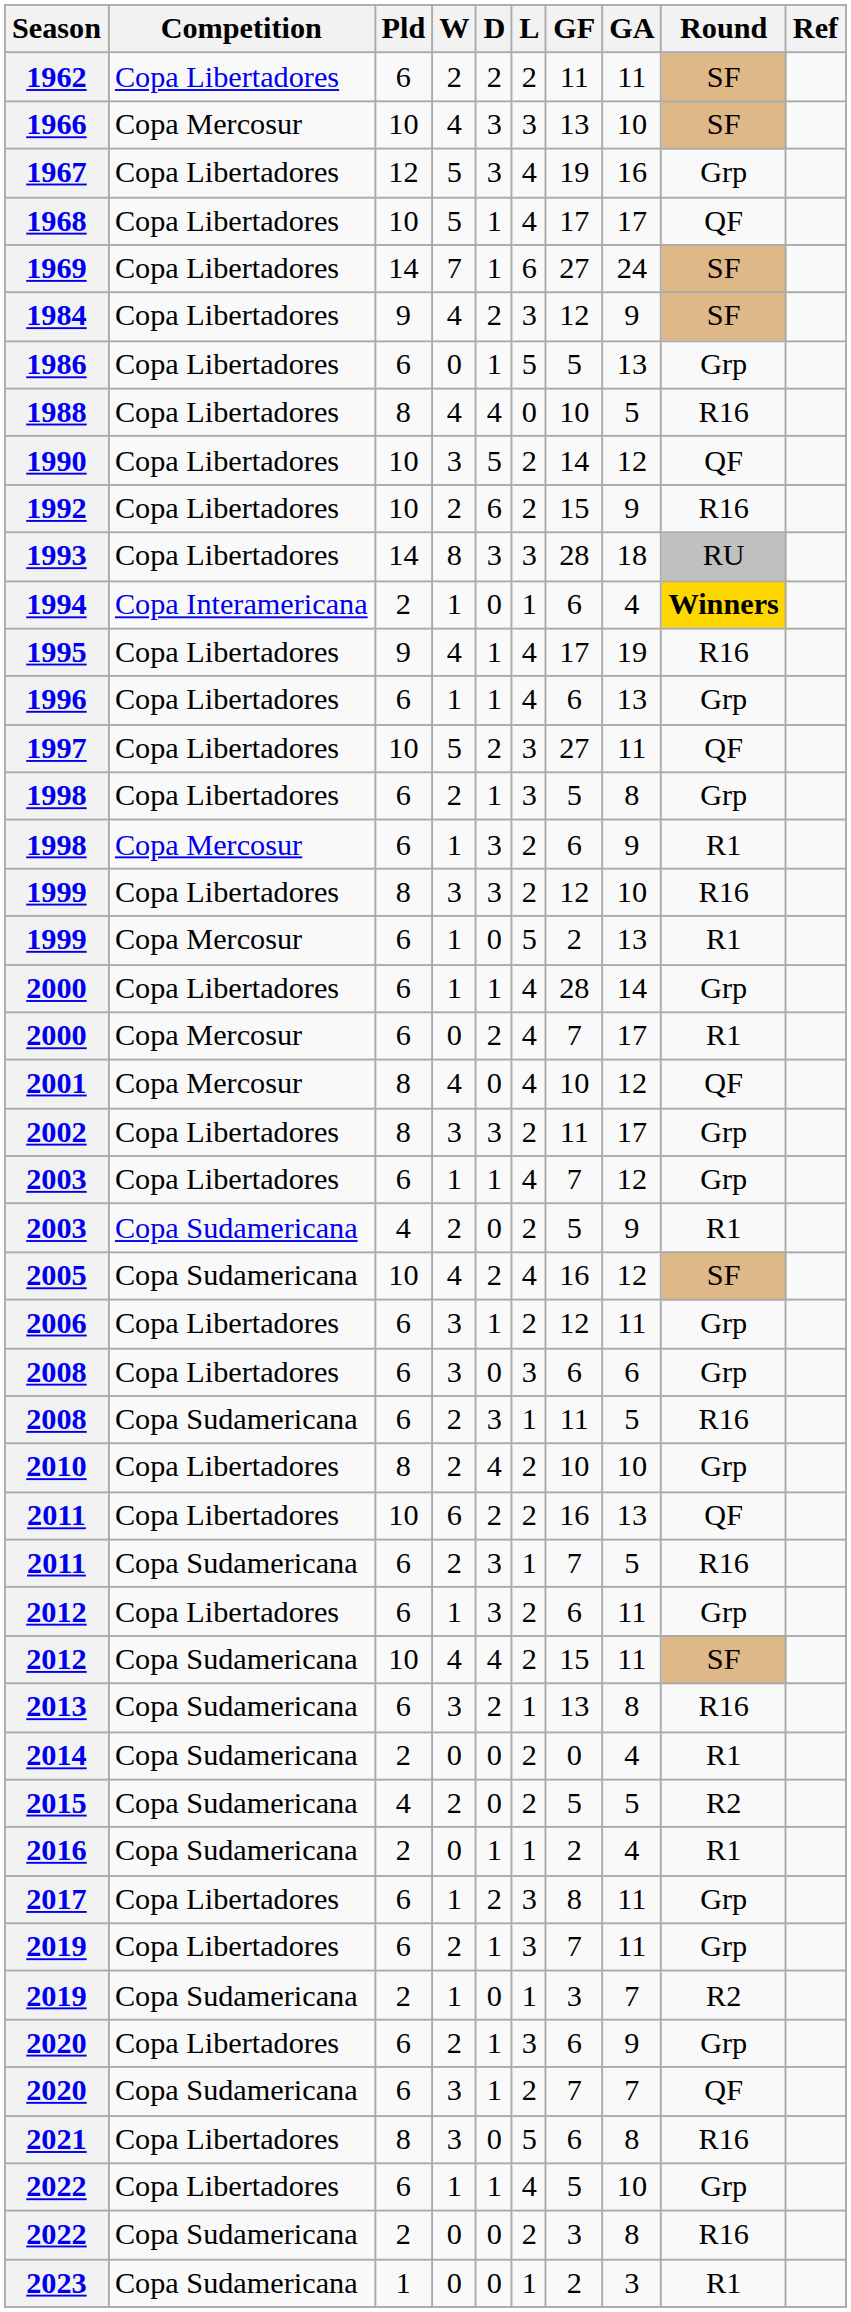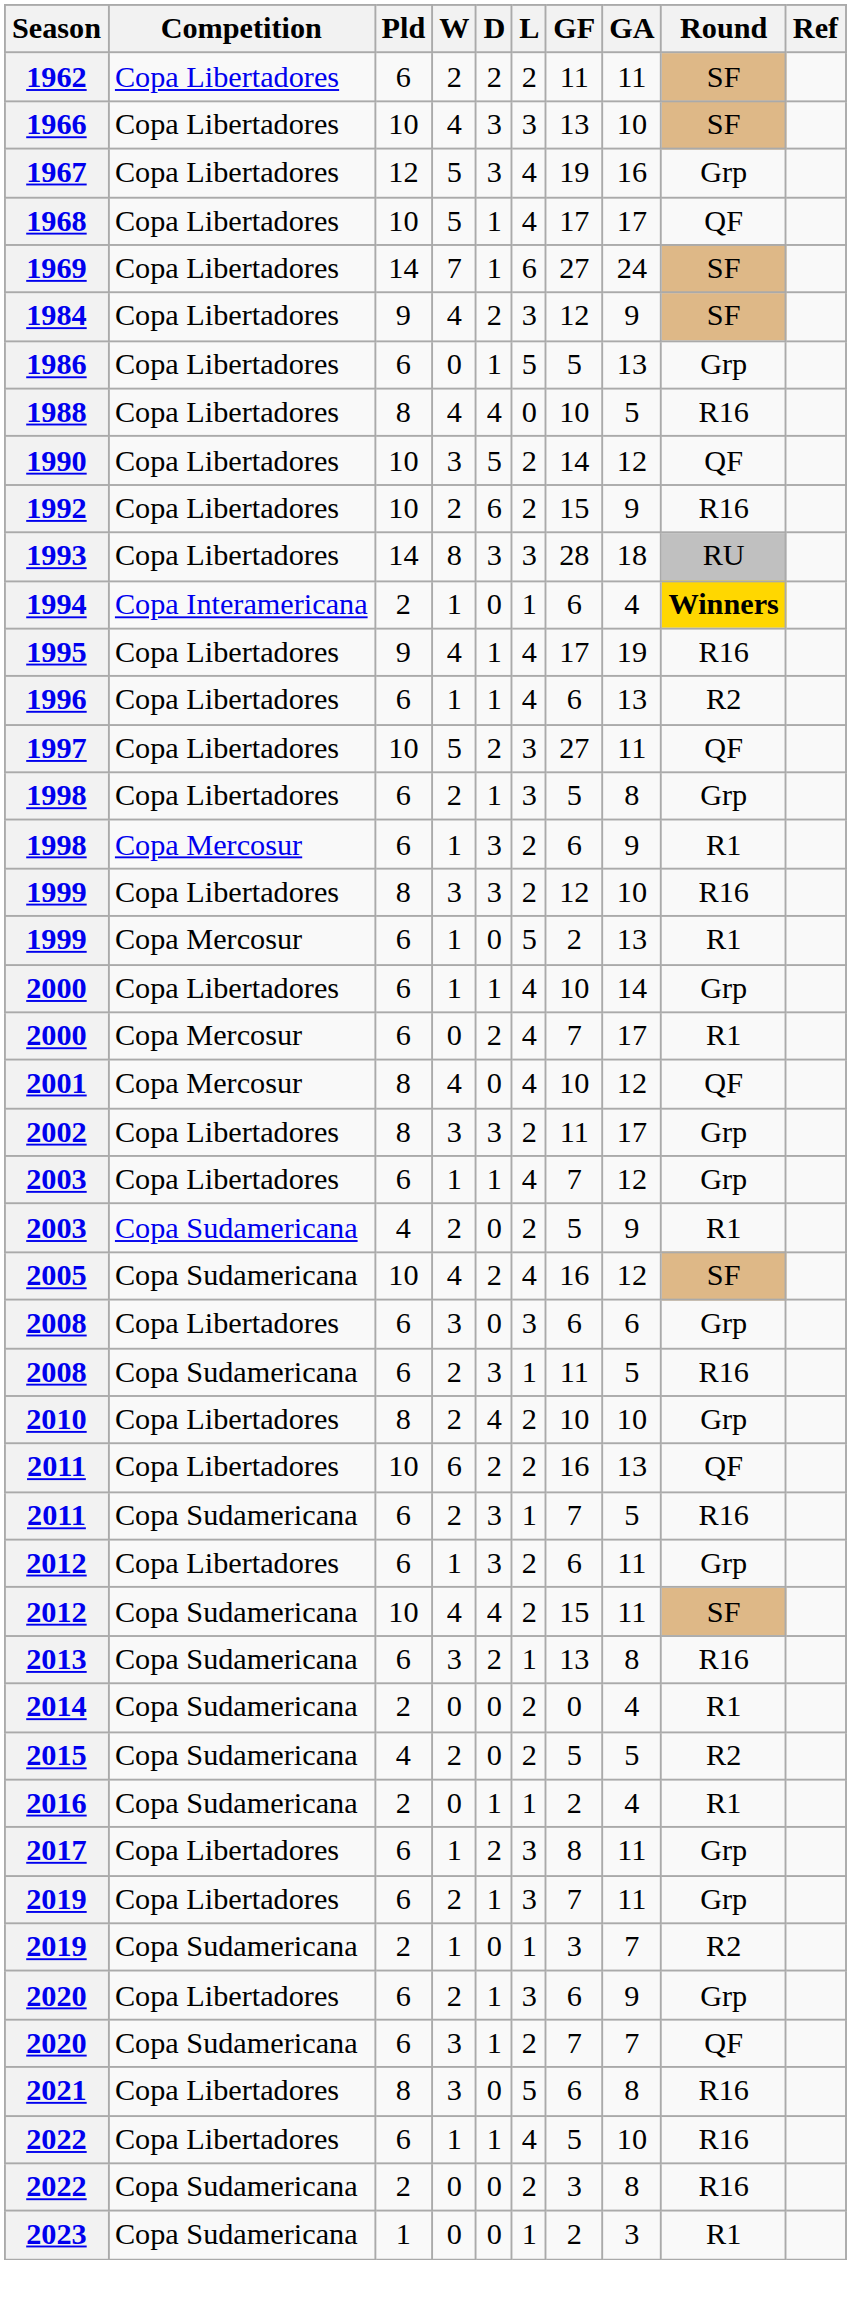(209, 124) Copa Mercosur -> (227, 124) Copa Libertadores
(724, 699) Grp -> (724, 699) R2
(574, 987) 28 -> (574, 987) 10
- row: (56, 1323)
(724, 2186) Grp -> (724, 2138) R16
